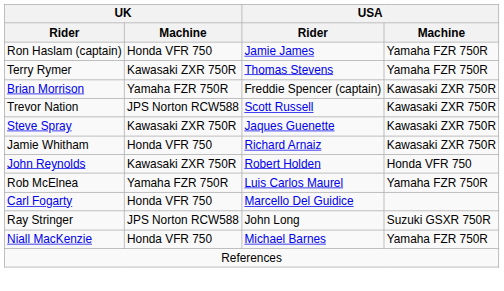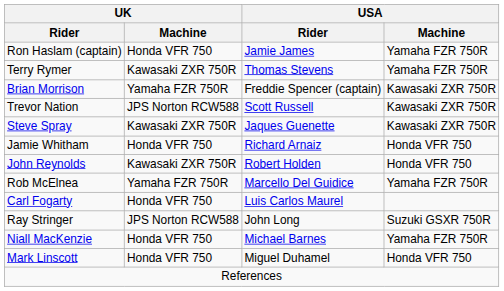(441, 145) Kawasaki ZXR 750R -> (429, 145) Honda VFR 750
(294, 182) Luis Carlos Maurel -> (299, 182) Marcello Del Guidice
(299, 201) Marcello Del Guidice -> (294, 201) Luis Carlos Maurel
+ row: (42, 257)
